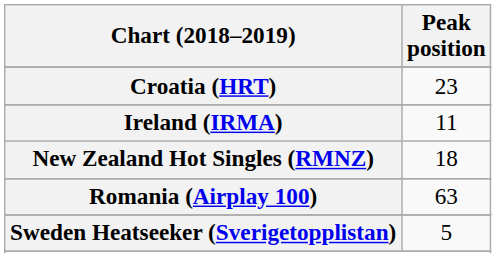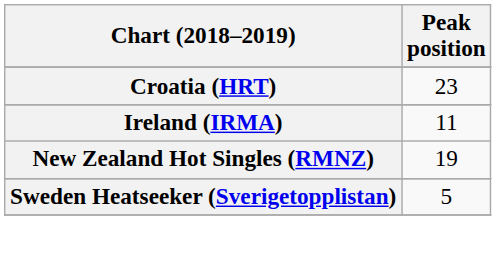(446, 159) 18 -> (446, 159) 19
- row: (203, 196)
